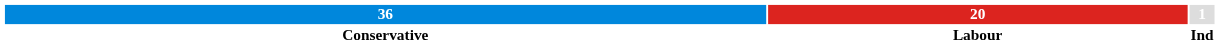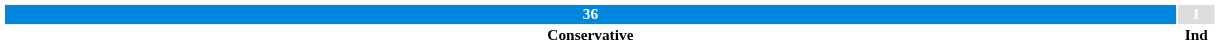- column: (978, 14)
